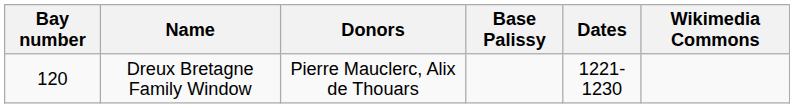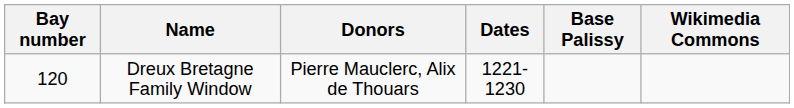columns swapped: (602, 29) <-> (514, 29)
